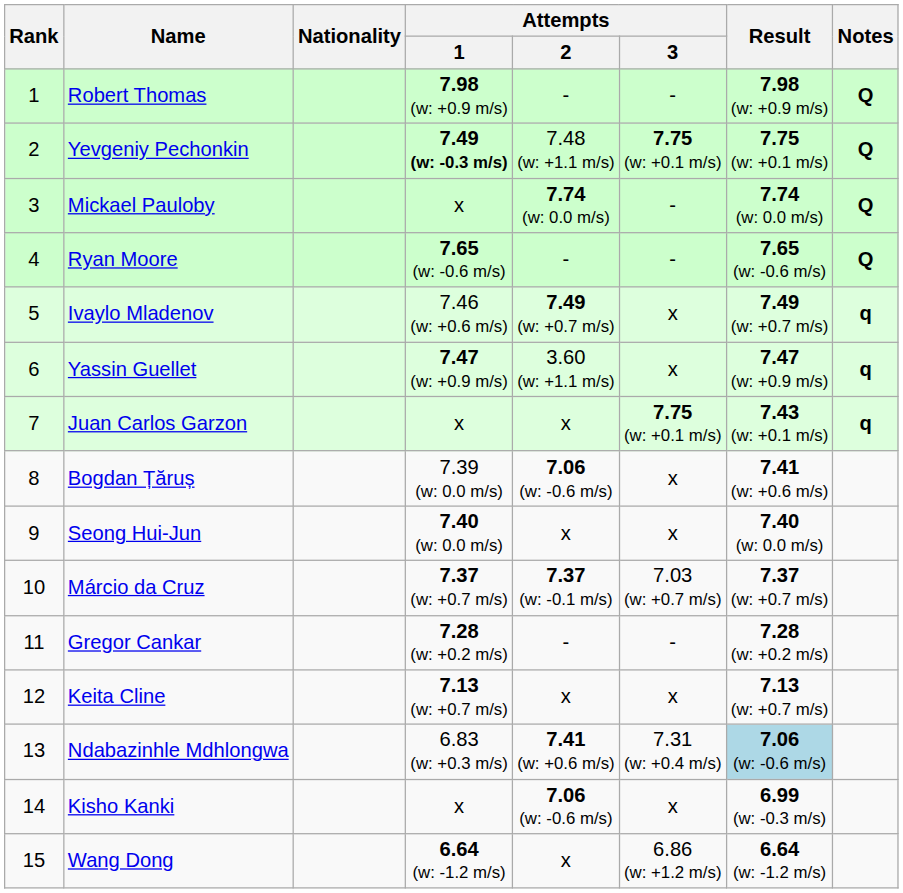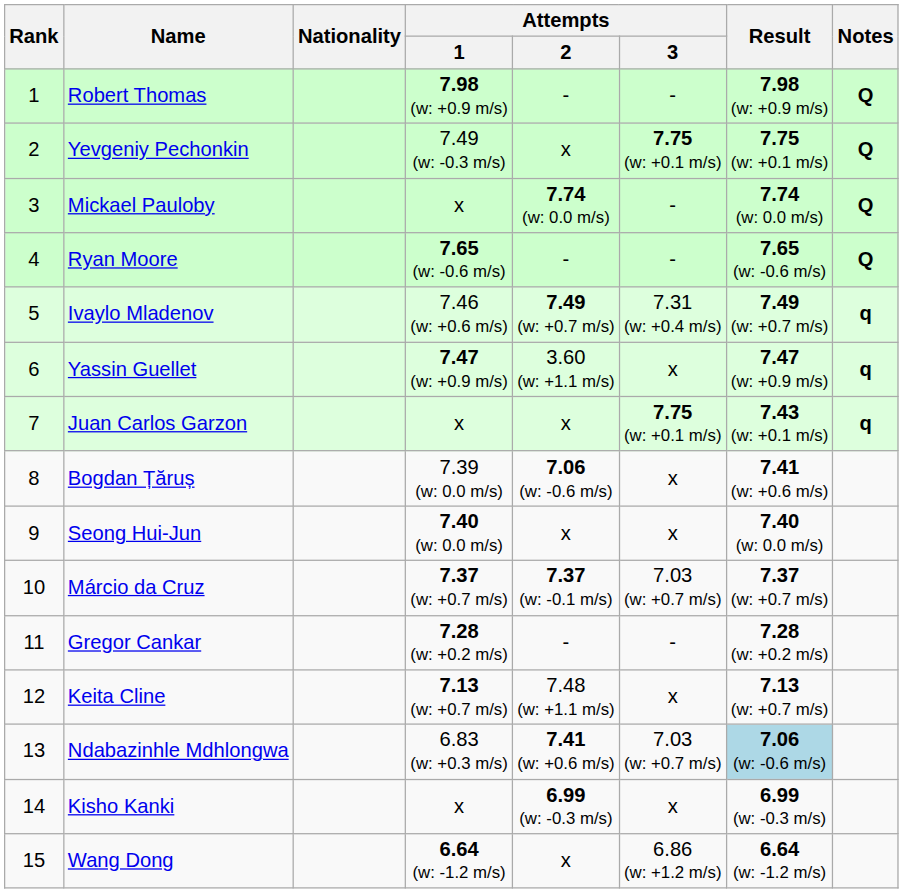(459, 150) bold -> (459, 150) normal
(566, 150) 7.48 (w: +1.1 m/s) -> (566, 150) x
(673, 314) x -> (673, 314) 7.31 (w: +0.4 m/s)
(566, 696) x -> (566, 696) 7.48 (w: +1.1 m/s)
(673, 751) 7.31 (w: +0.4 m/s) -> (673, 751) 7.03 (w: +0.7 m/s)
(566, 806) 7.06 (w: -0.6 m/s) -> (566, 806) 6.99 (w: -0.3 m/s)
